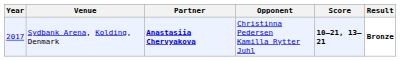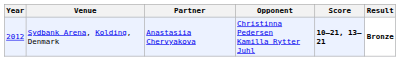(15, 36) 2017 -> (15, 36) 2012
(171, 36) bold -> (171, 36) normal
